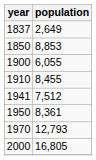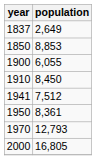(48, 79) 8,455 -> (48, 79) 8,450
